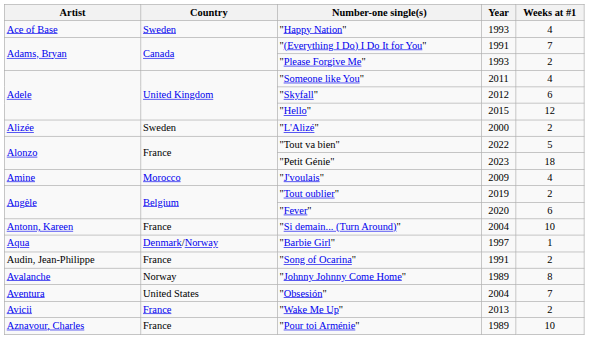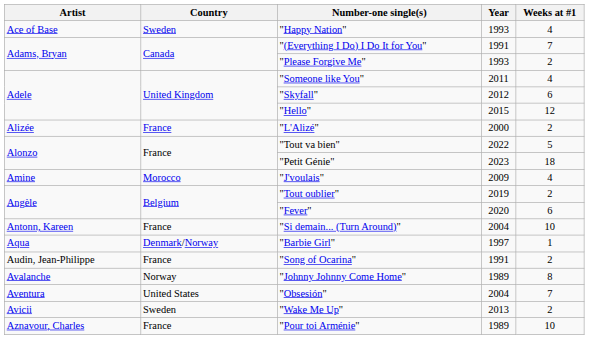(160, 128) Sweden -> (157, 128) France
(157, 309) France -> (160, 309) Sweden
